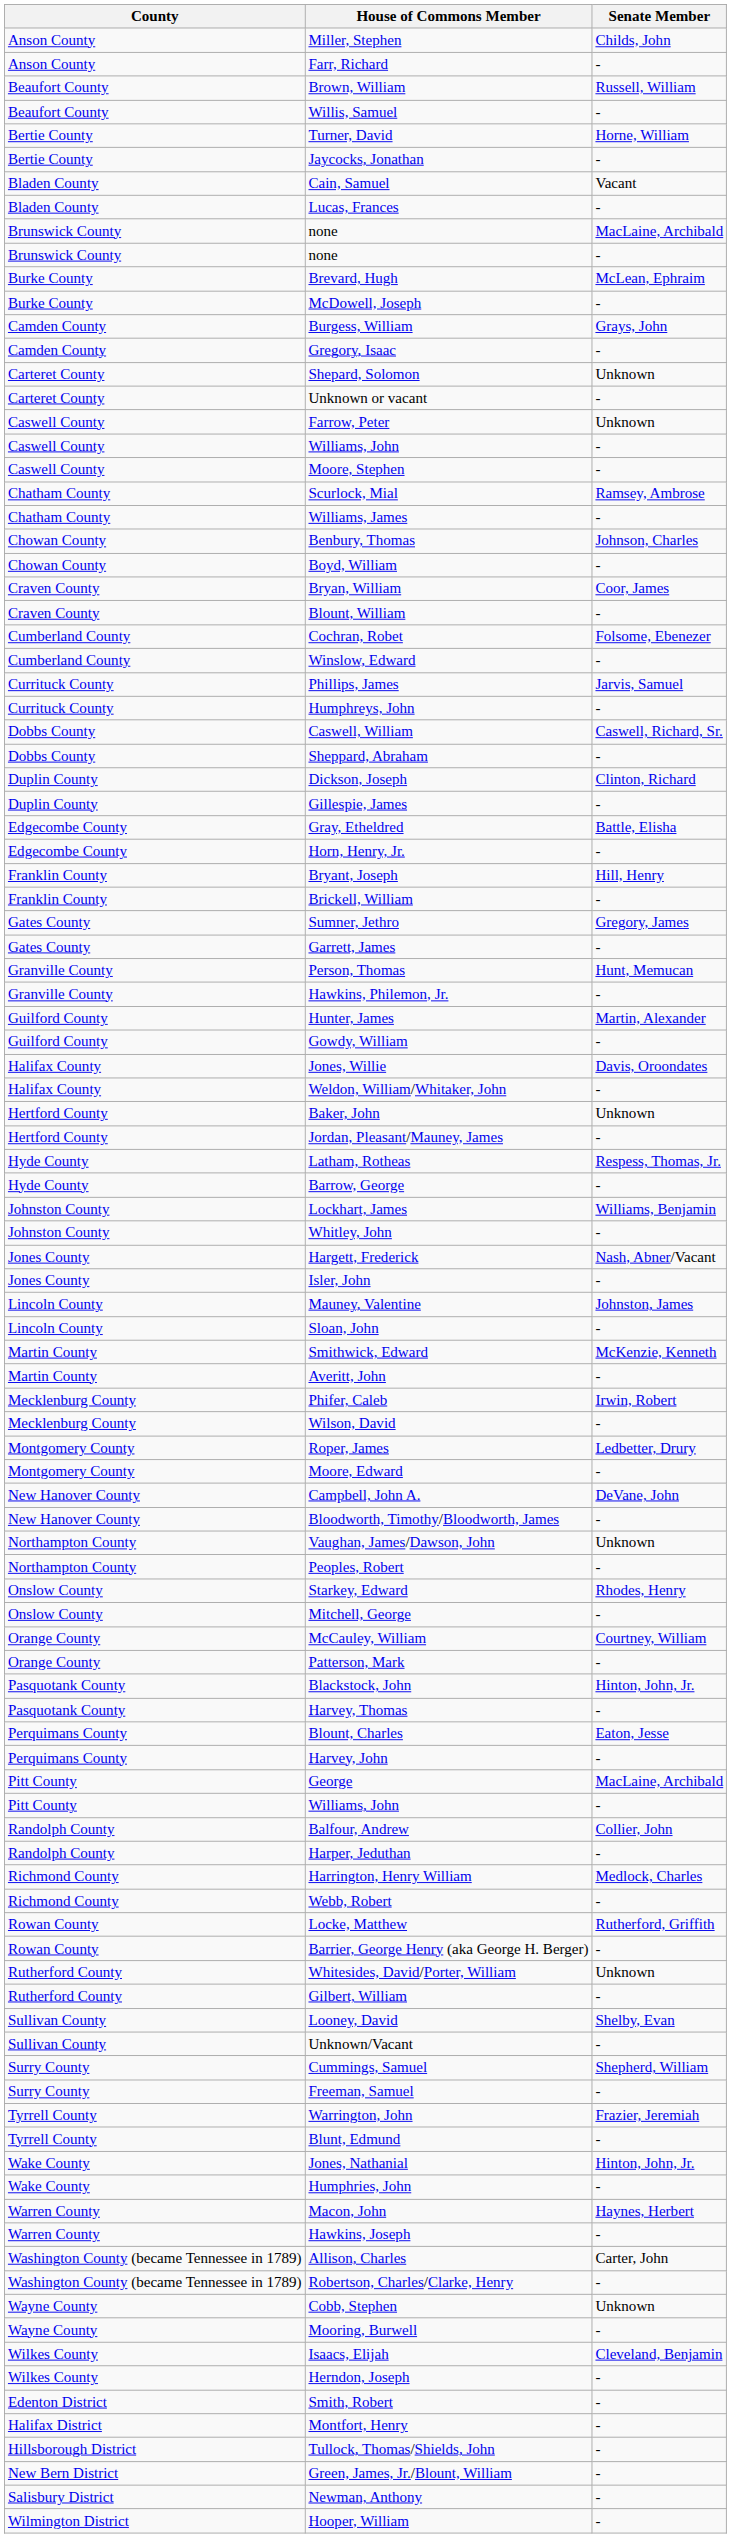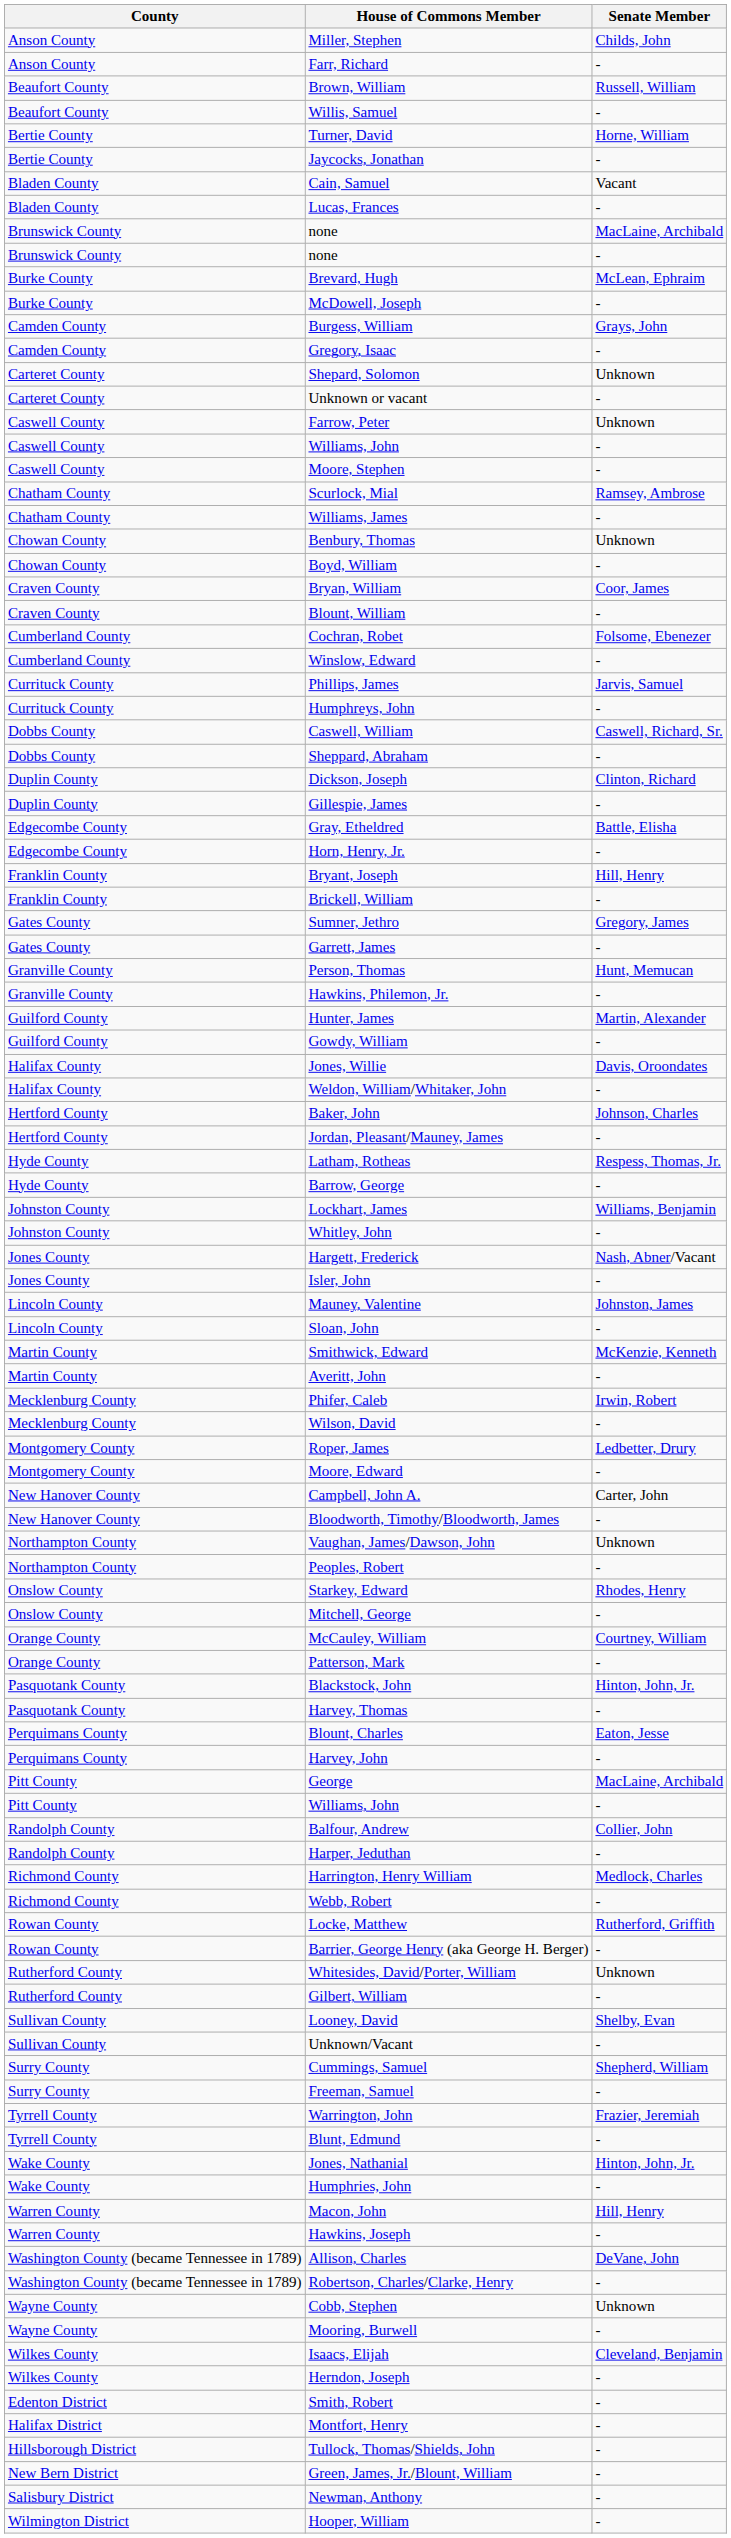(647, 541) Johnson, Charles -> (625, 541) Unknown
(625, 1113) Unknown -> (647, 1113) Johnson, Charles
(637, 1495) DeVane, John -> (632, 1495) Carter, John
(645, 2210) Haynes, Herbert -> (630, 2210) Hill, Henry
(632, 2258) Carter, John -> (637, 2258) DeVane, John
